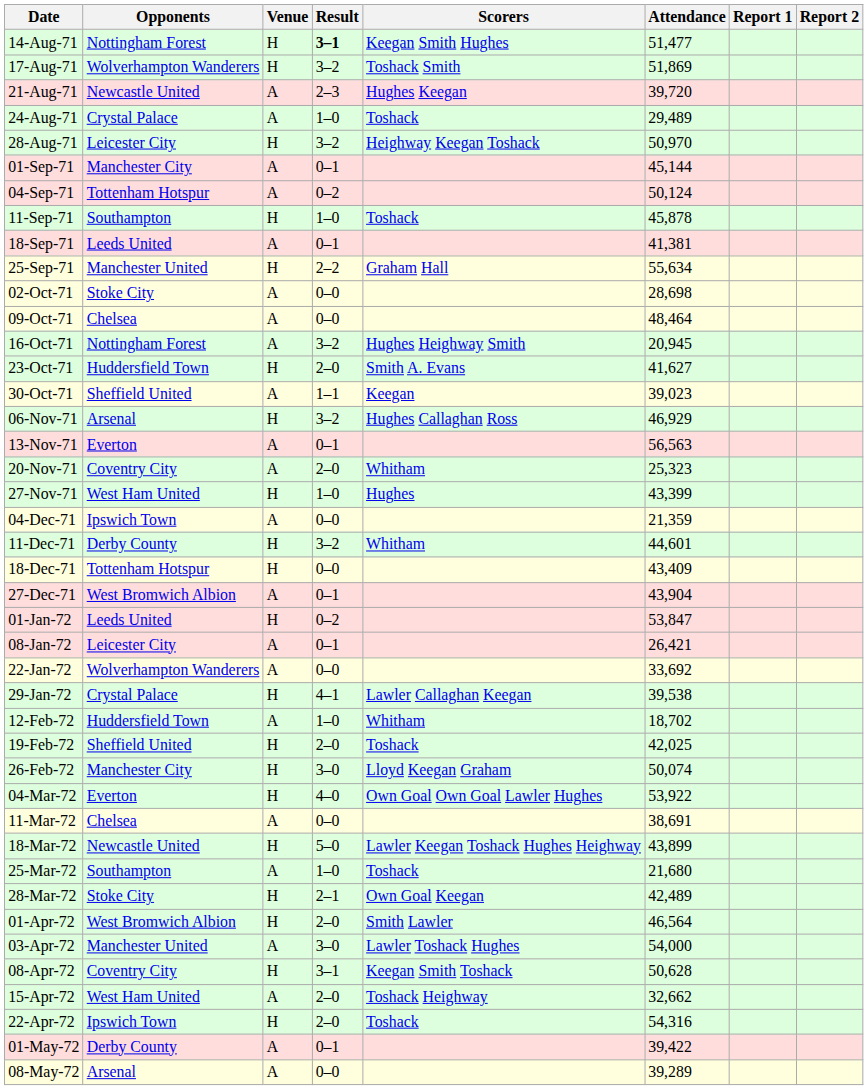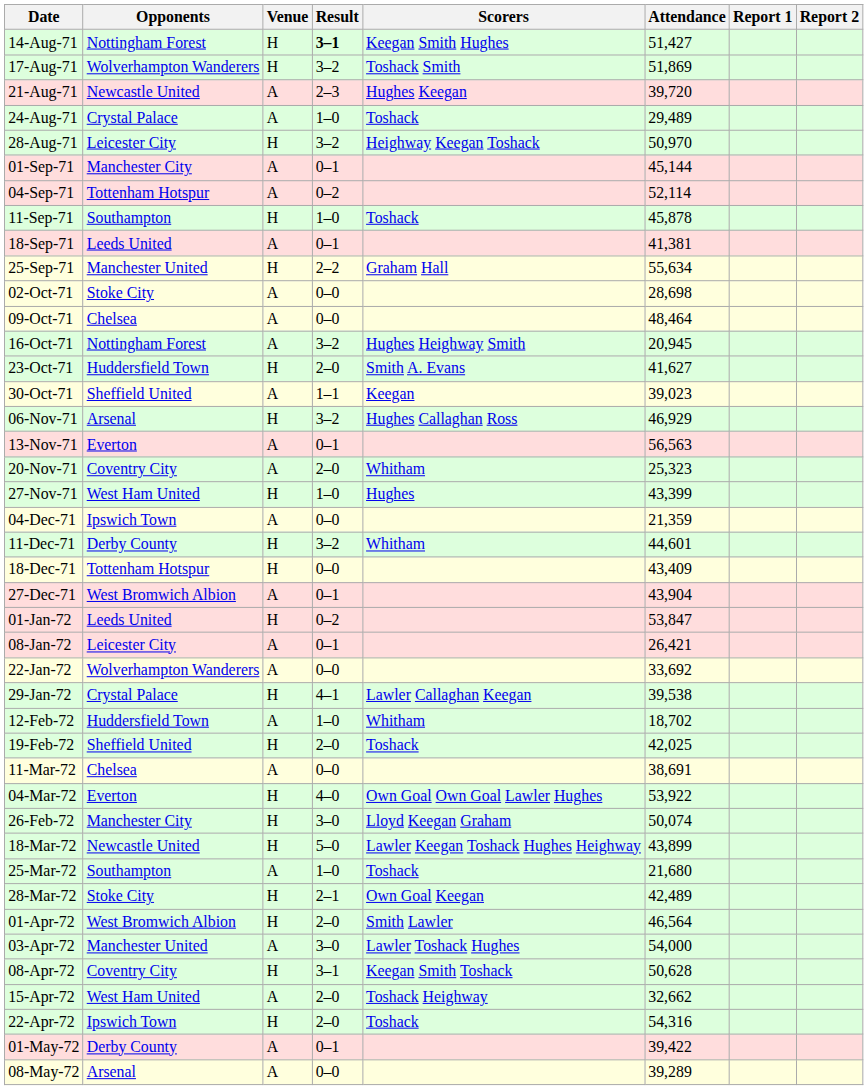(670, 42) 51,477 -> (670, 42) 51,427
(670, 192) 50,124 -> (670, 192) 52,114
rows swapped: (41, 770) <-> (42, 820)
